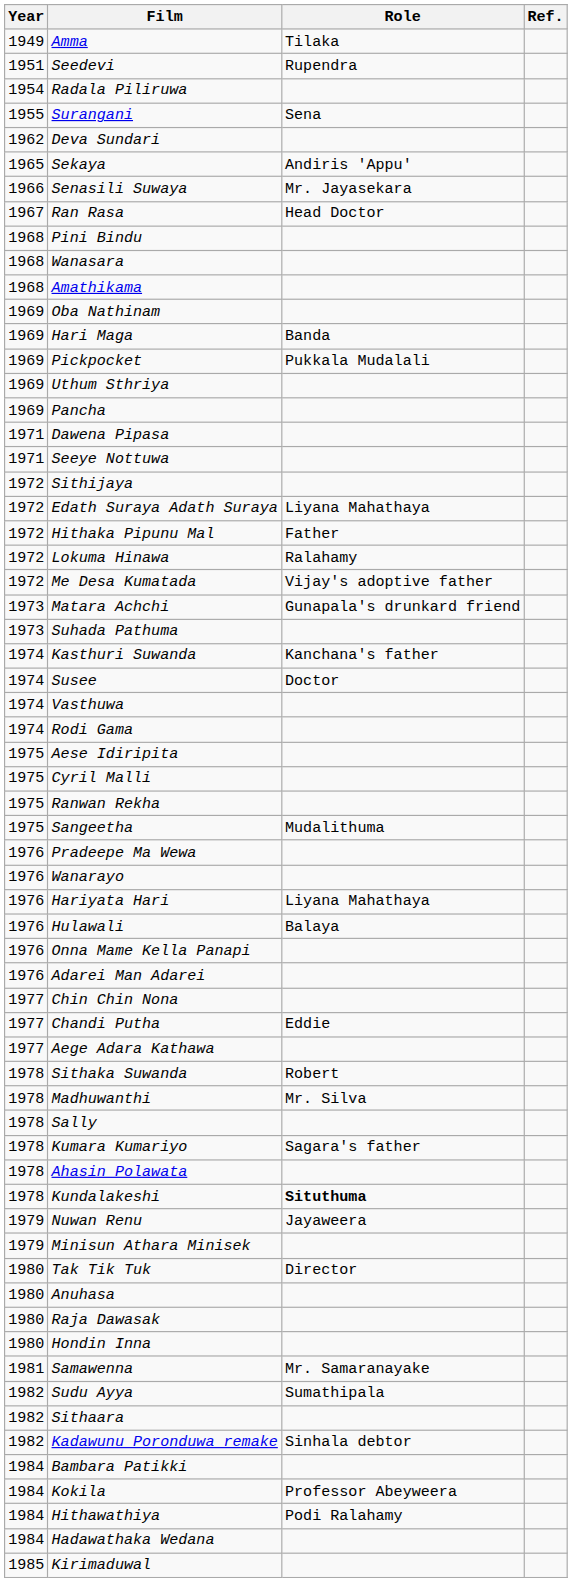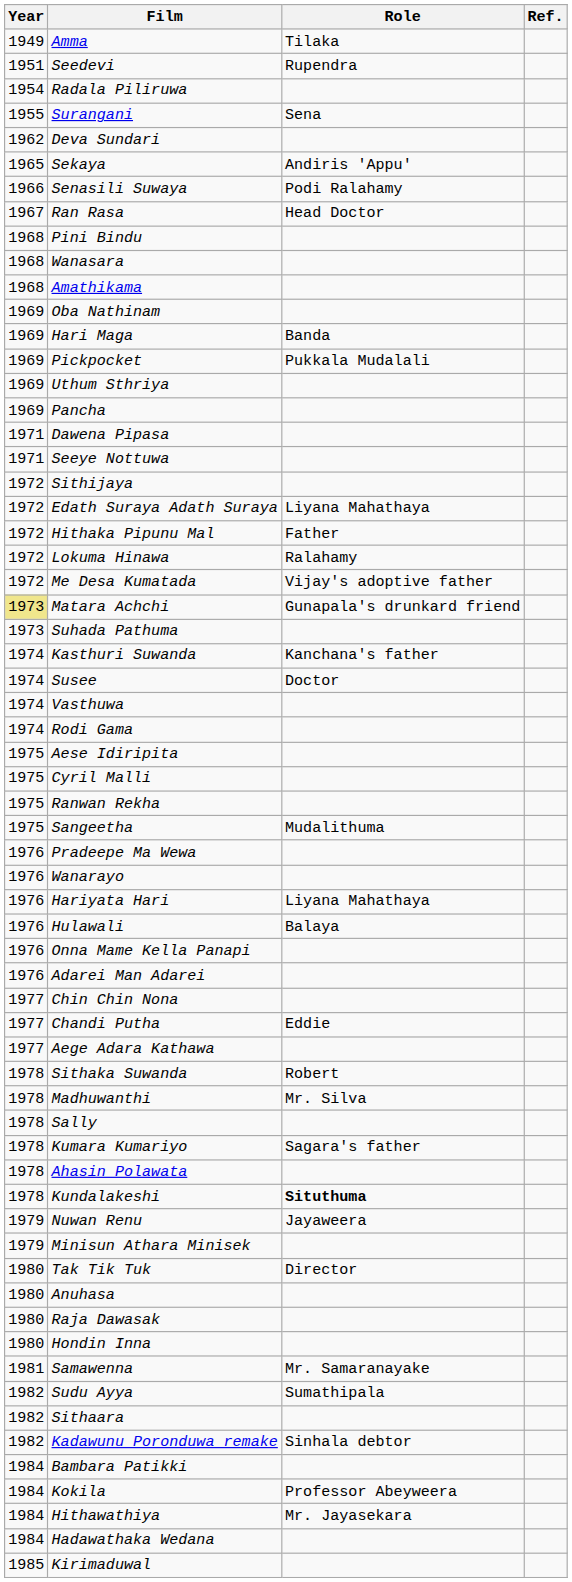(348, 189) Mr. Jayasekara -> (344, 189) Podi Ralahamy
(26, 607) no background -> (26, 607) khaki background
(344, 1516) Podi Ralahamy -> (348, 1516) Mr. Jayasekara
